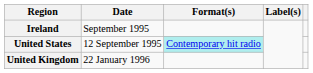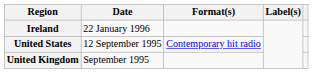(116, 28) September 1995 -> (117, 28) 22 January 1996
(214, 44) paleturquoise background -> (214, 44) no background
(117, 60) 22 January 1996 -> (116, 60) September 1995
